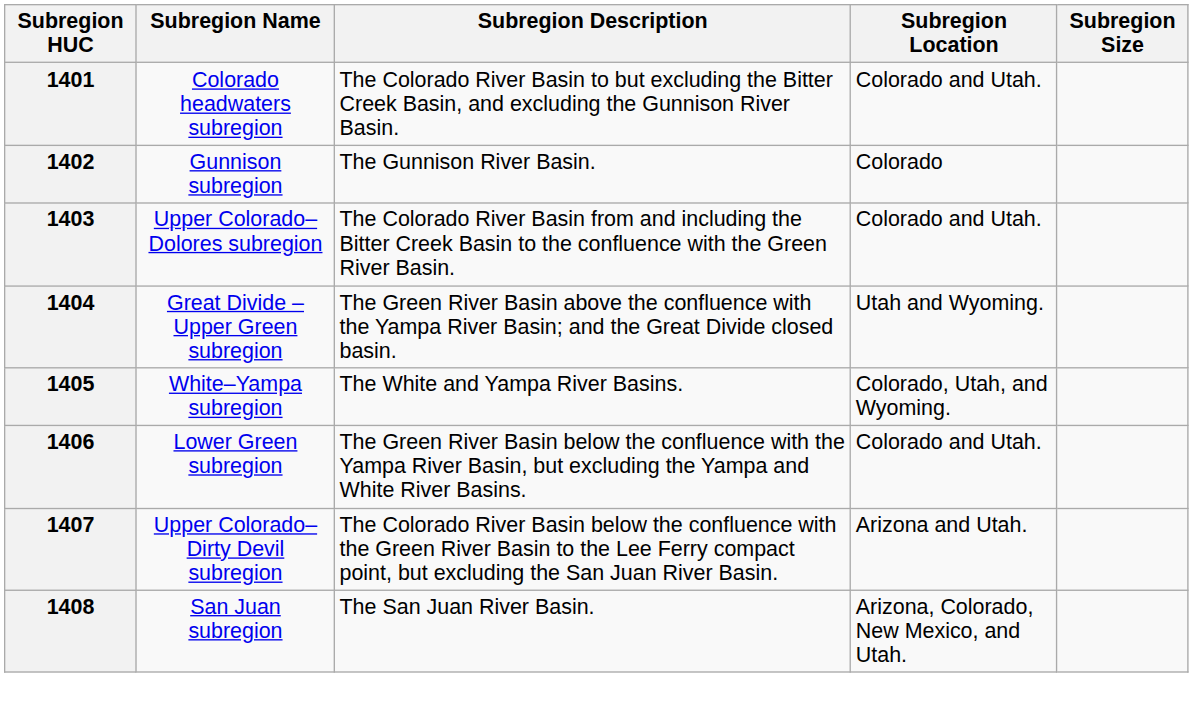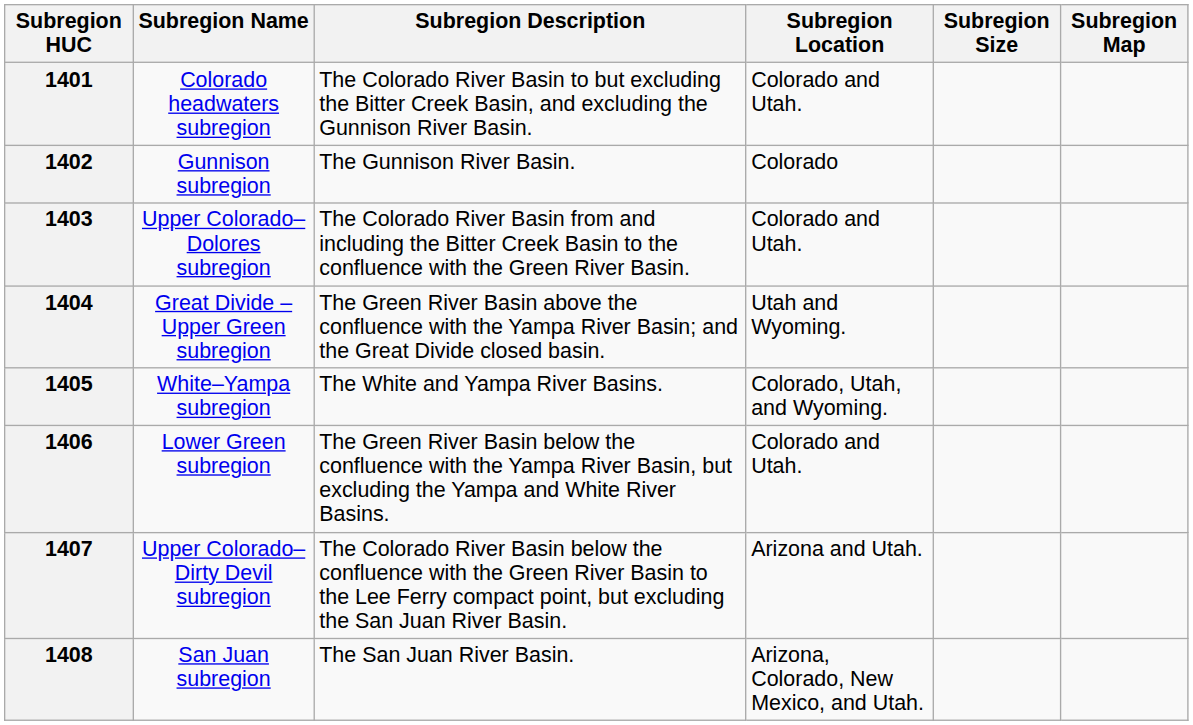+ column: (1124, 33)
